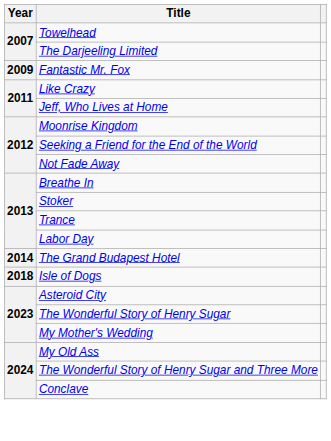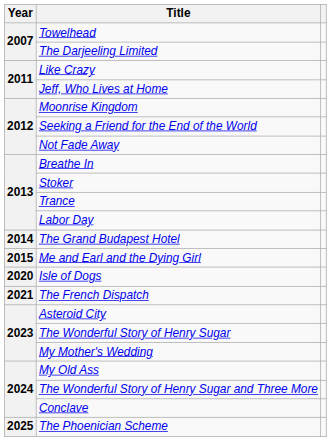- row: (84, 70)
+ row: (120, 257)
(20, 276) 2018 -> (20, 276) 2020
+ row: (94, 295)
+ row: (103, 426)
